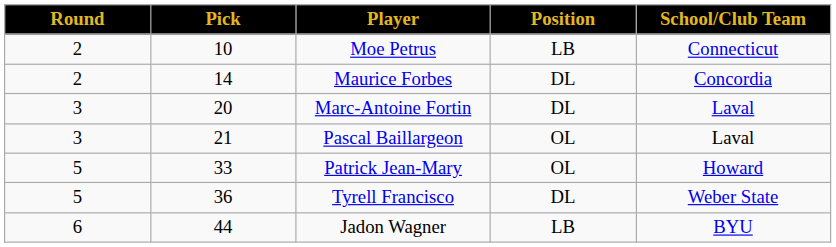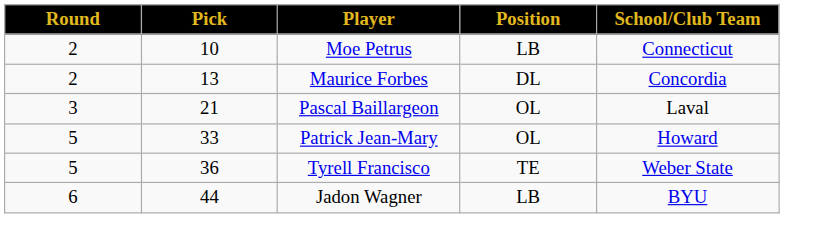(223, 78) 14 -> (209, 78) 13
- row: (393, 108)
(563, 197) DL -> (528, 167) TE
